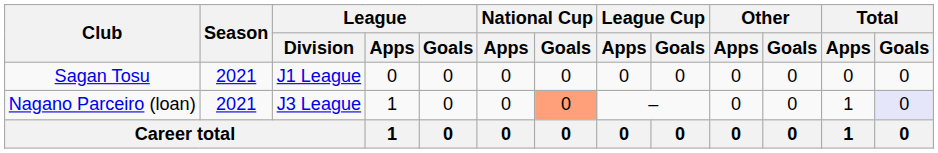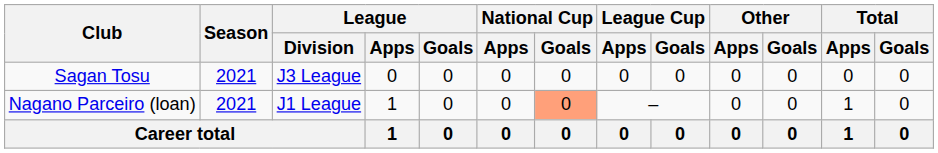(319, 76) J1 League -> (319, 76) J3 League
(319, 104) J3 League -> (319, 104) J1 League
(904, 104) lavender background -> (904, 104) no background
